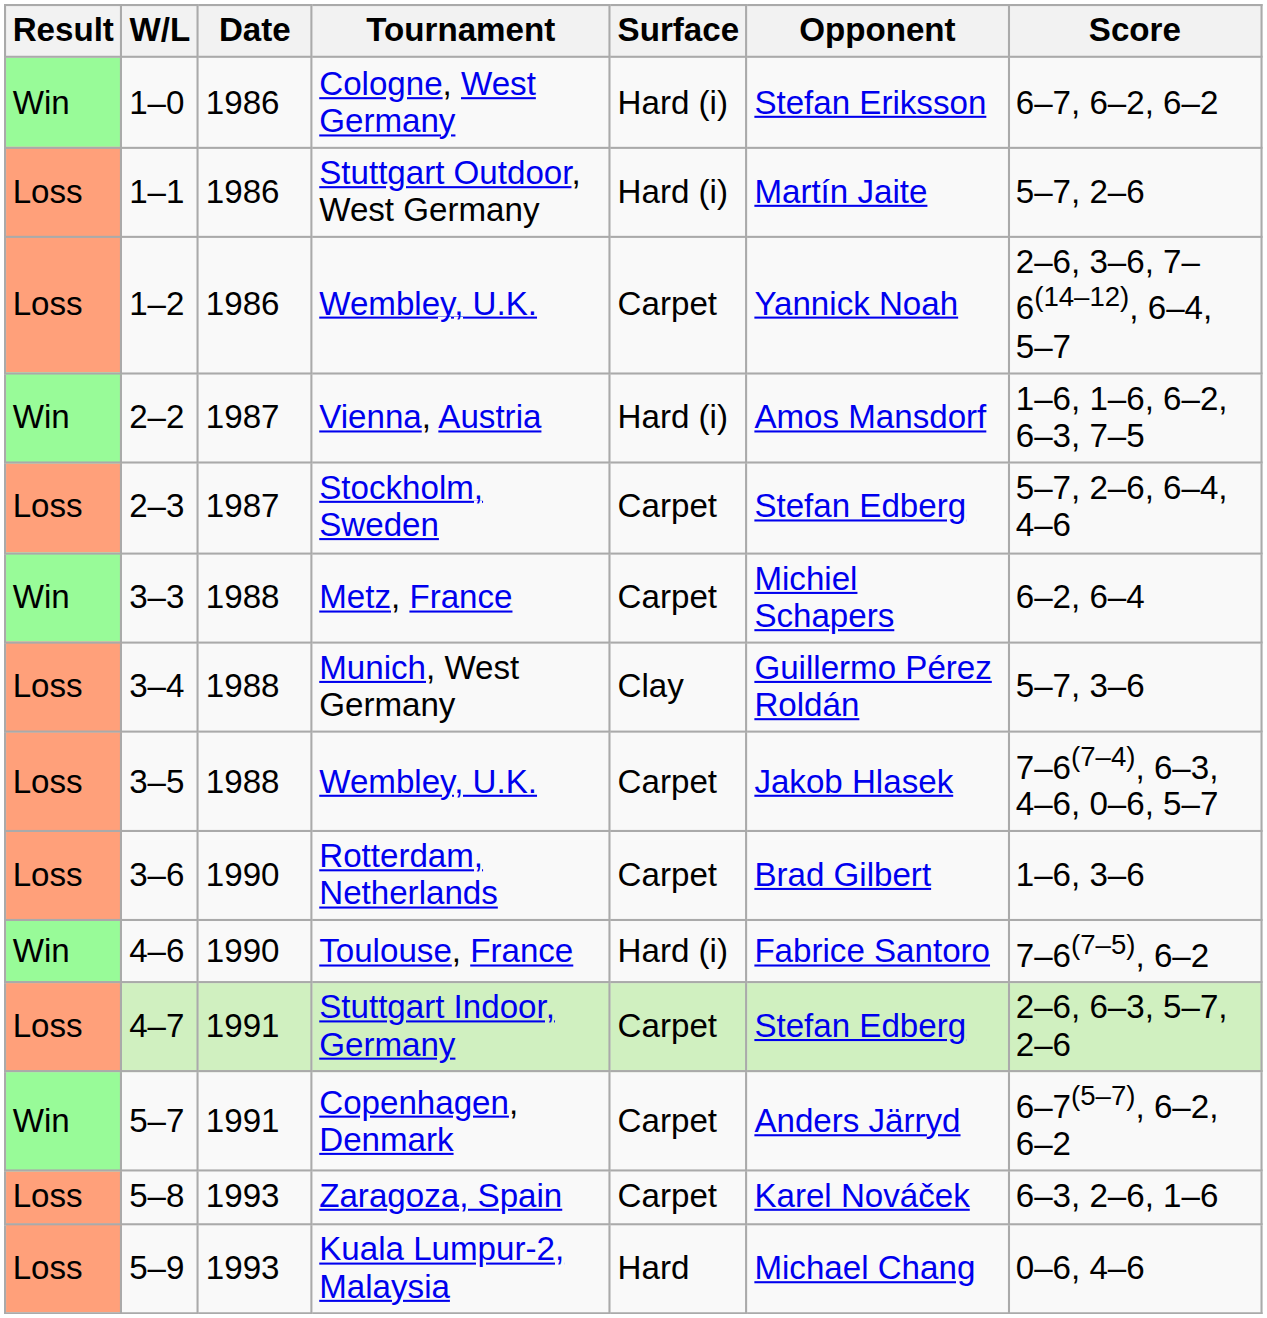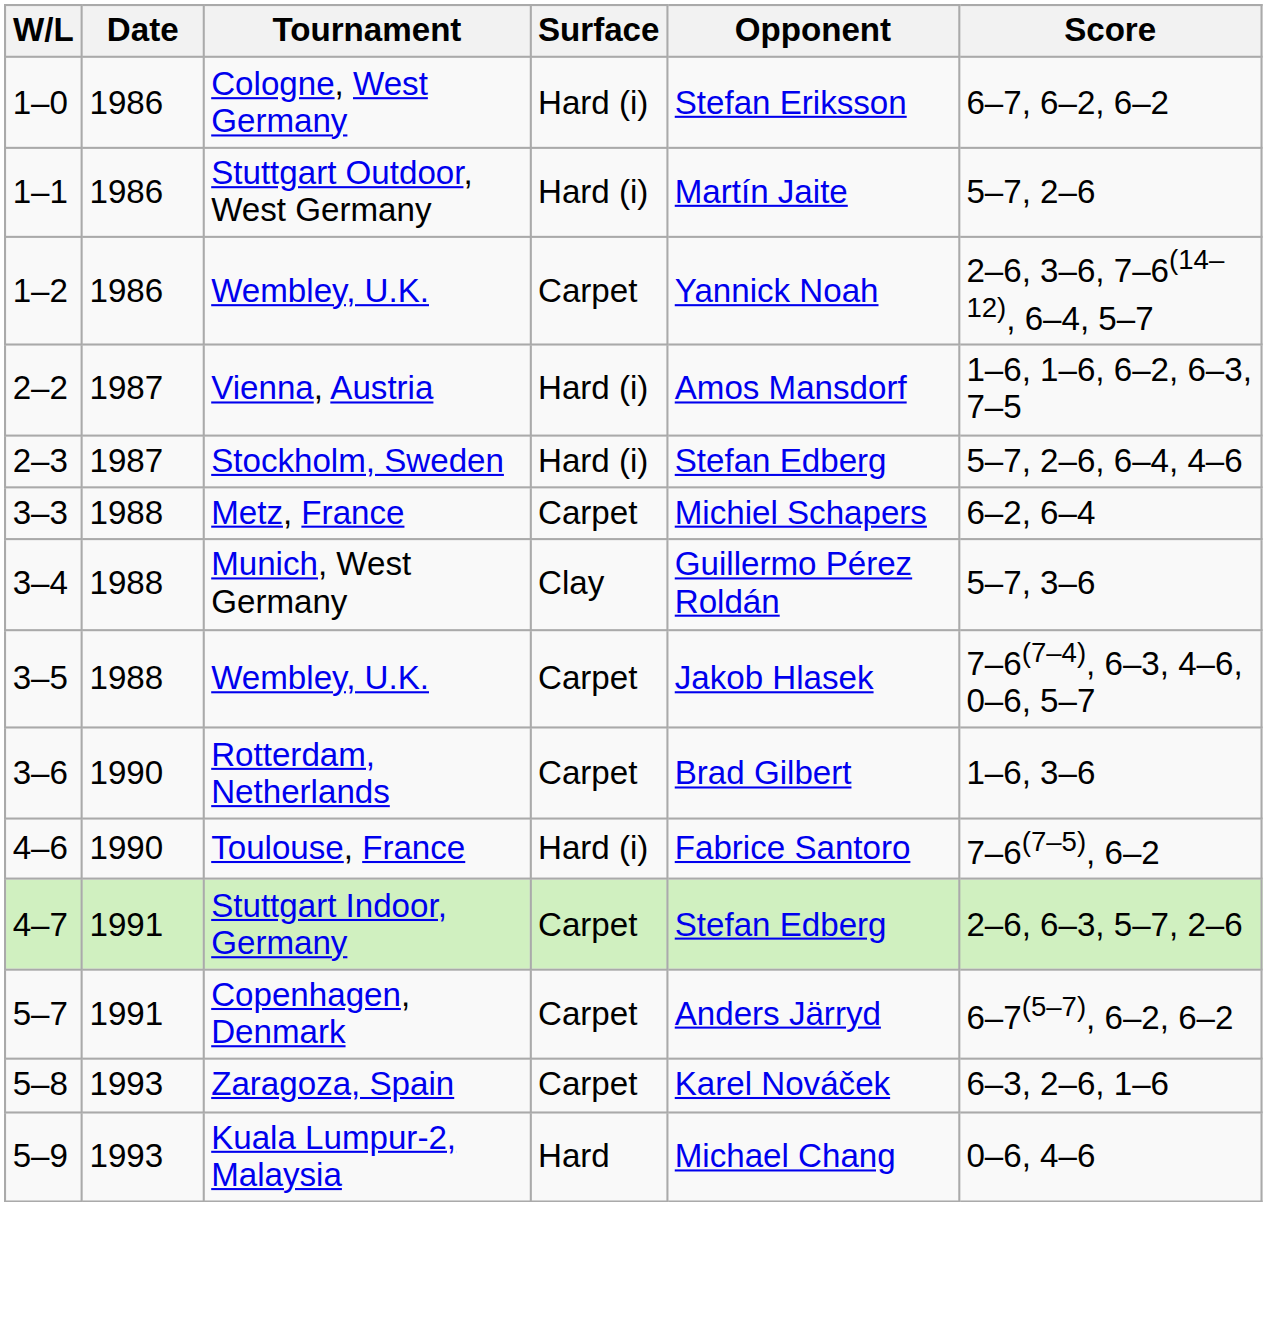- column: (63, 30)
(667, 507) Carpet -> (593, 460) Hard (i)
